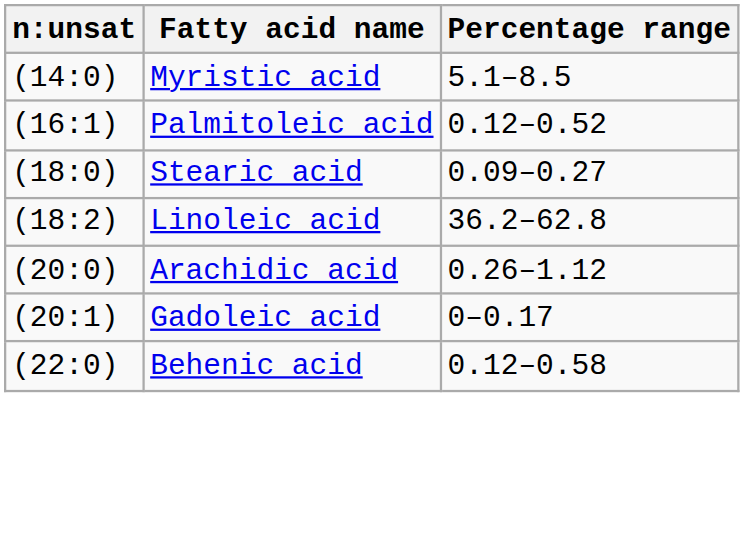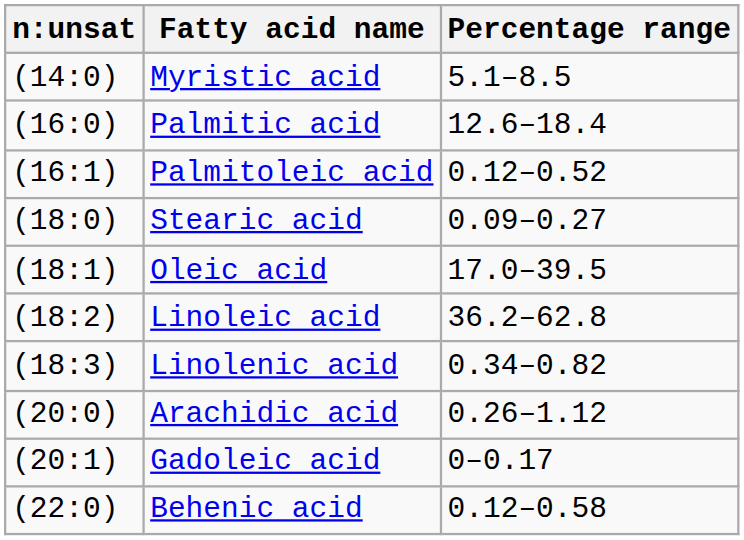+ row: (265, 125)
+ row: (239, 270)
+ row: (274, 366)
